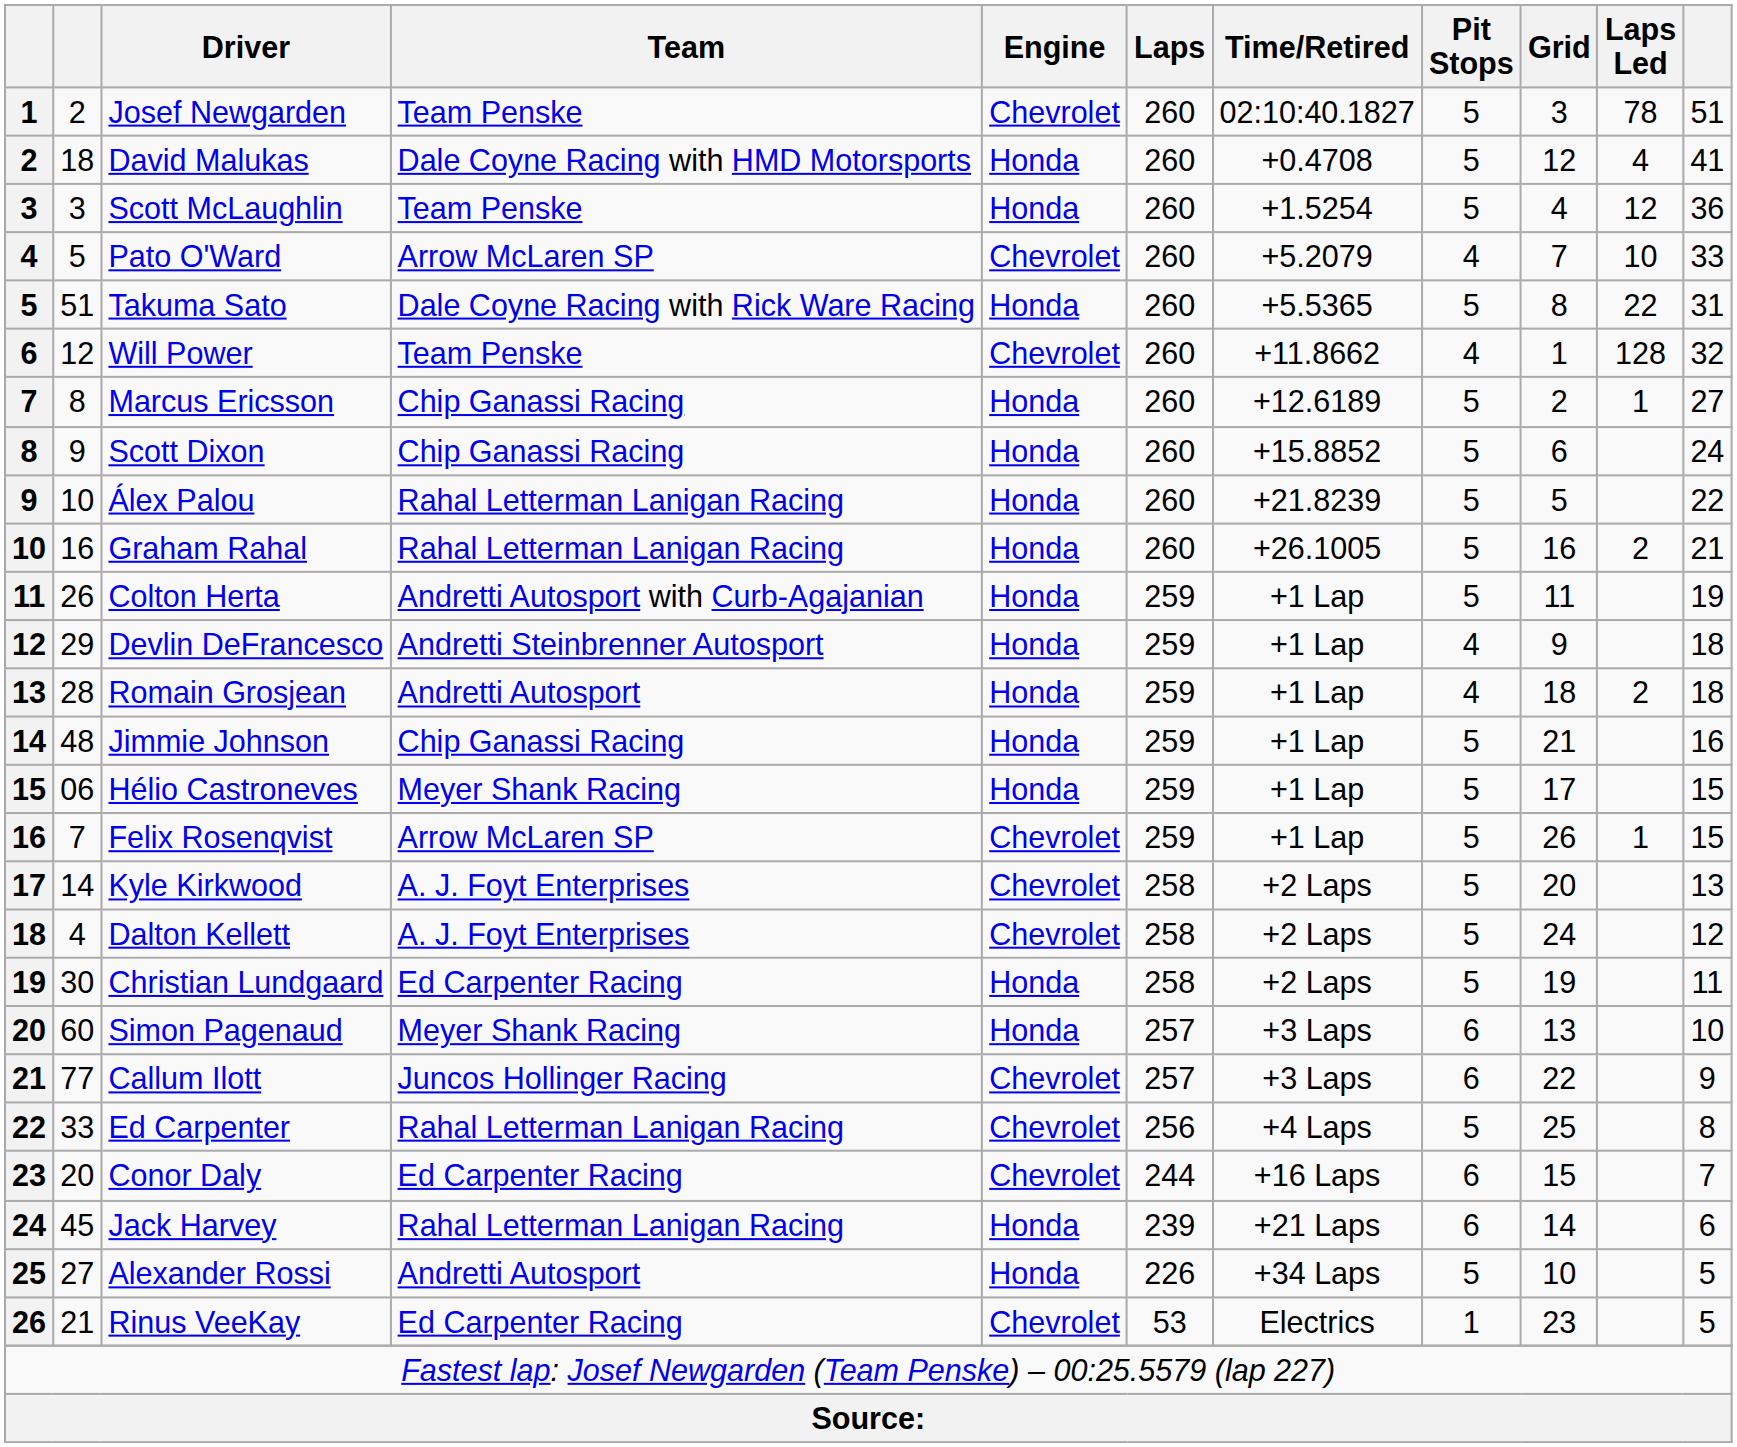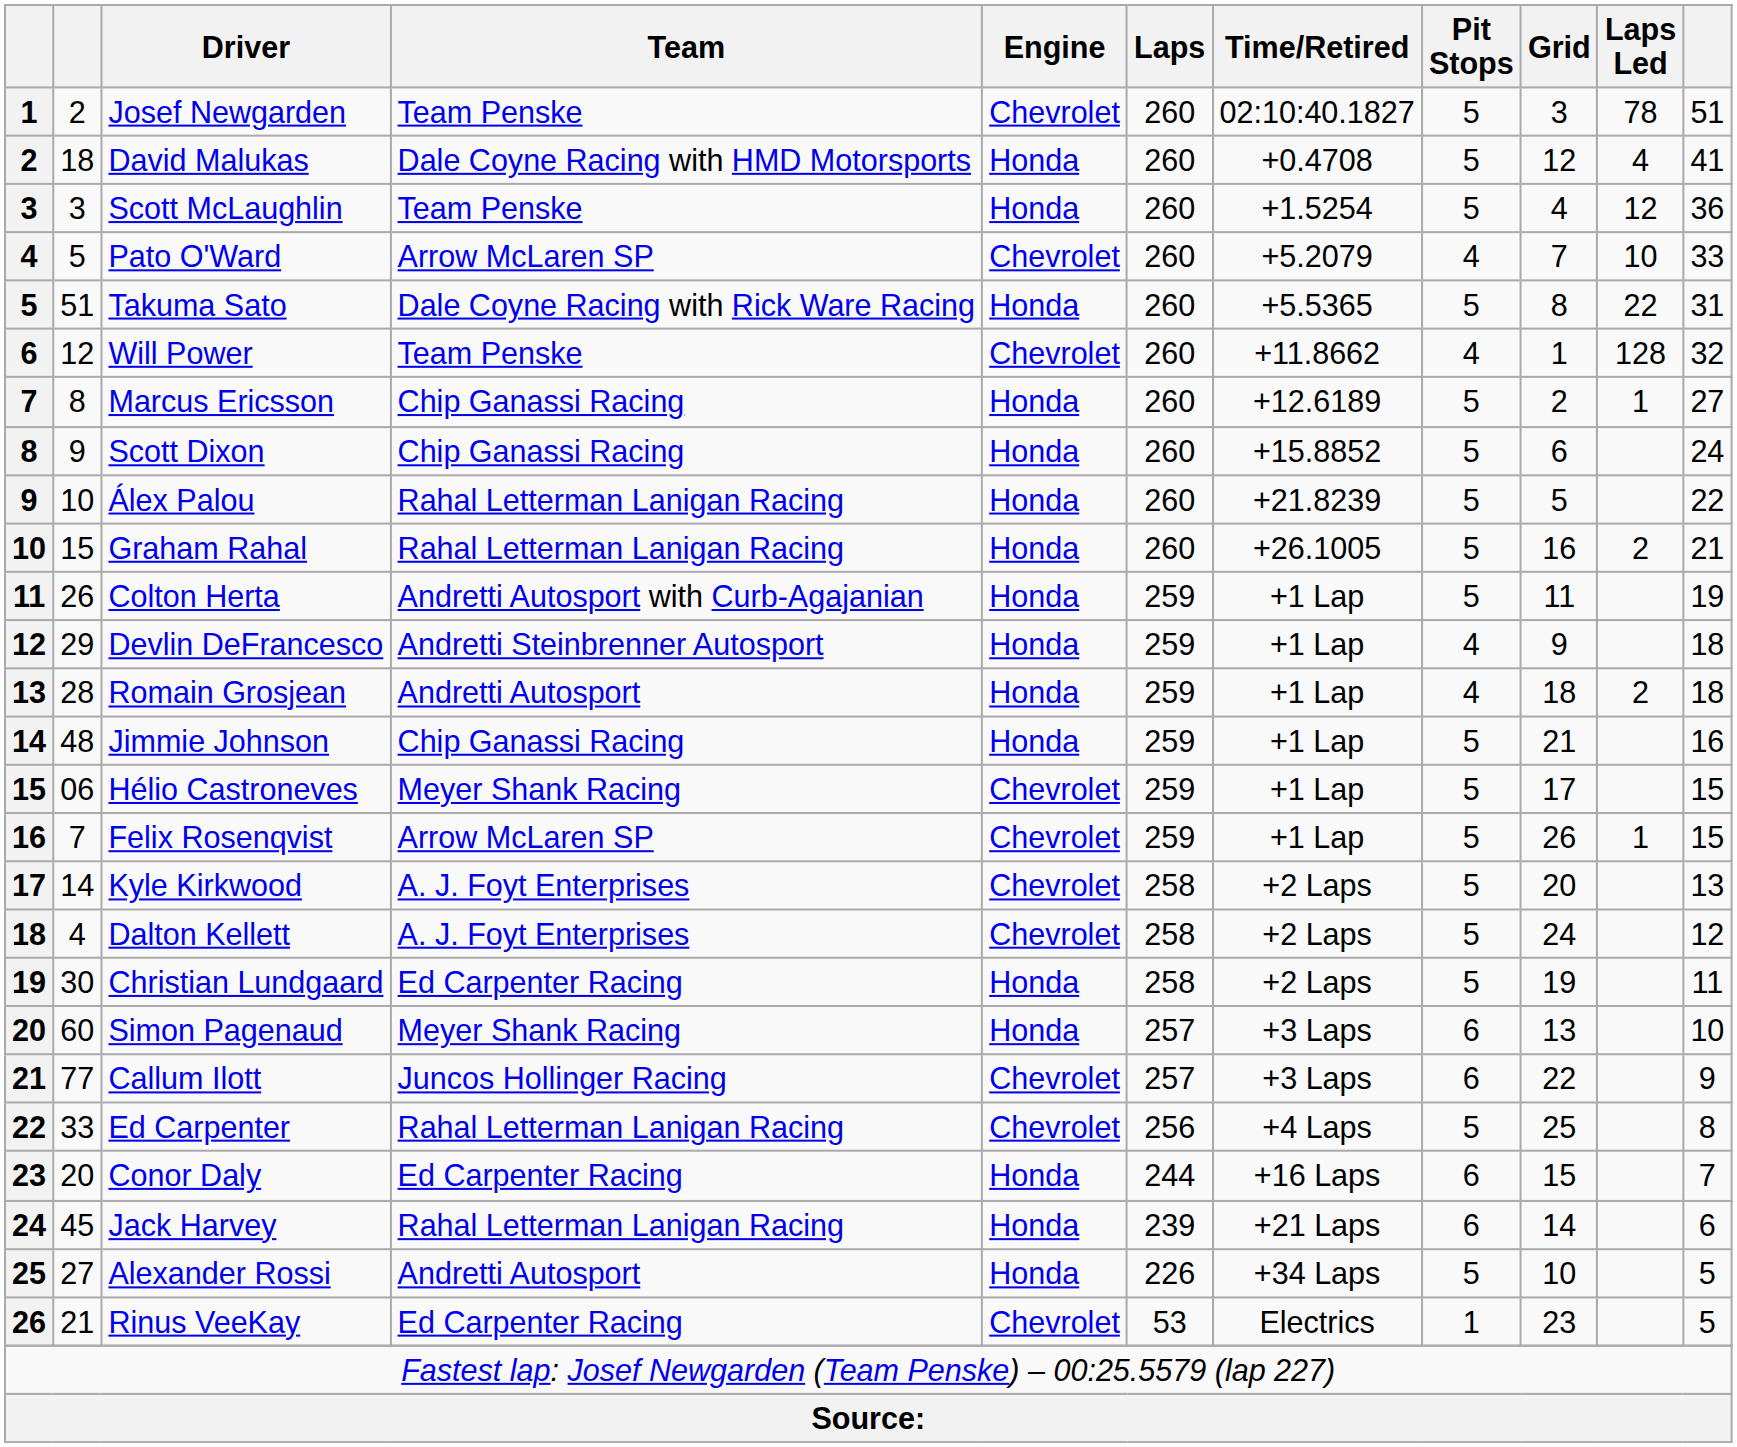(77, 547) 16 -> (77, 547) 15
(1034, 789) Honda -> (1055, 789) Chevrolet
(1055, 1176) Chevrolet -> (1034, 1176) Honda
